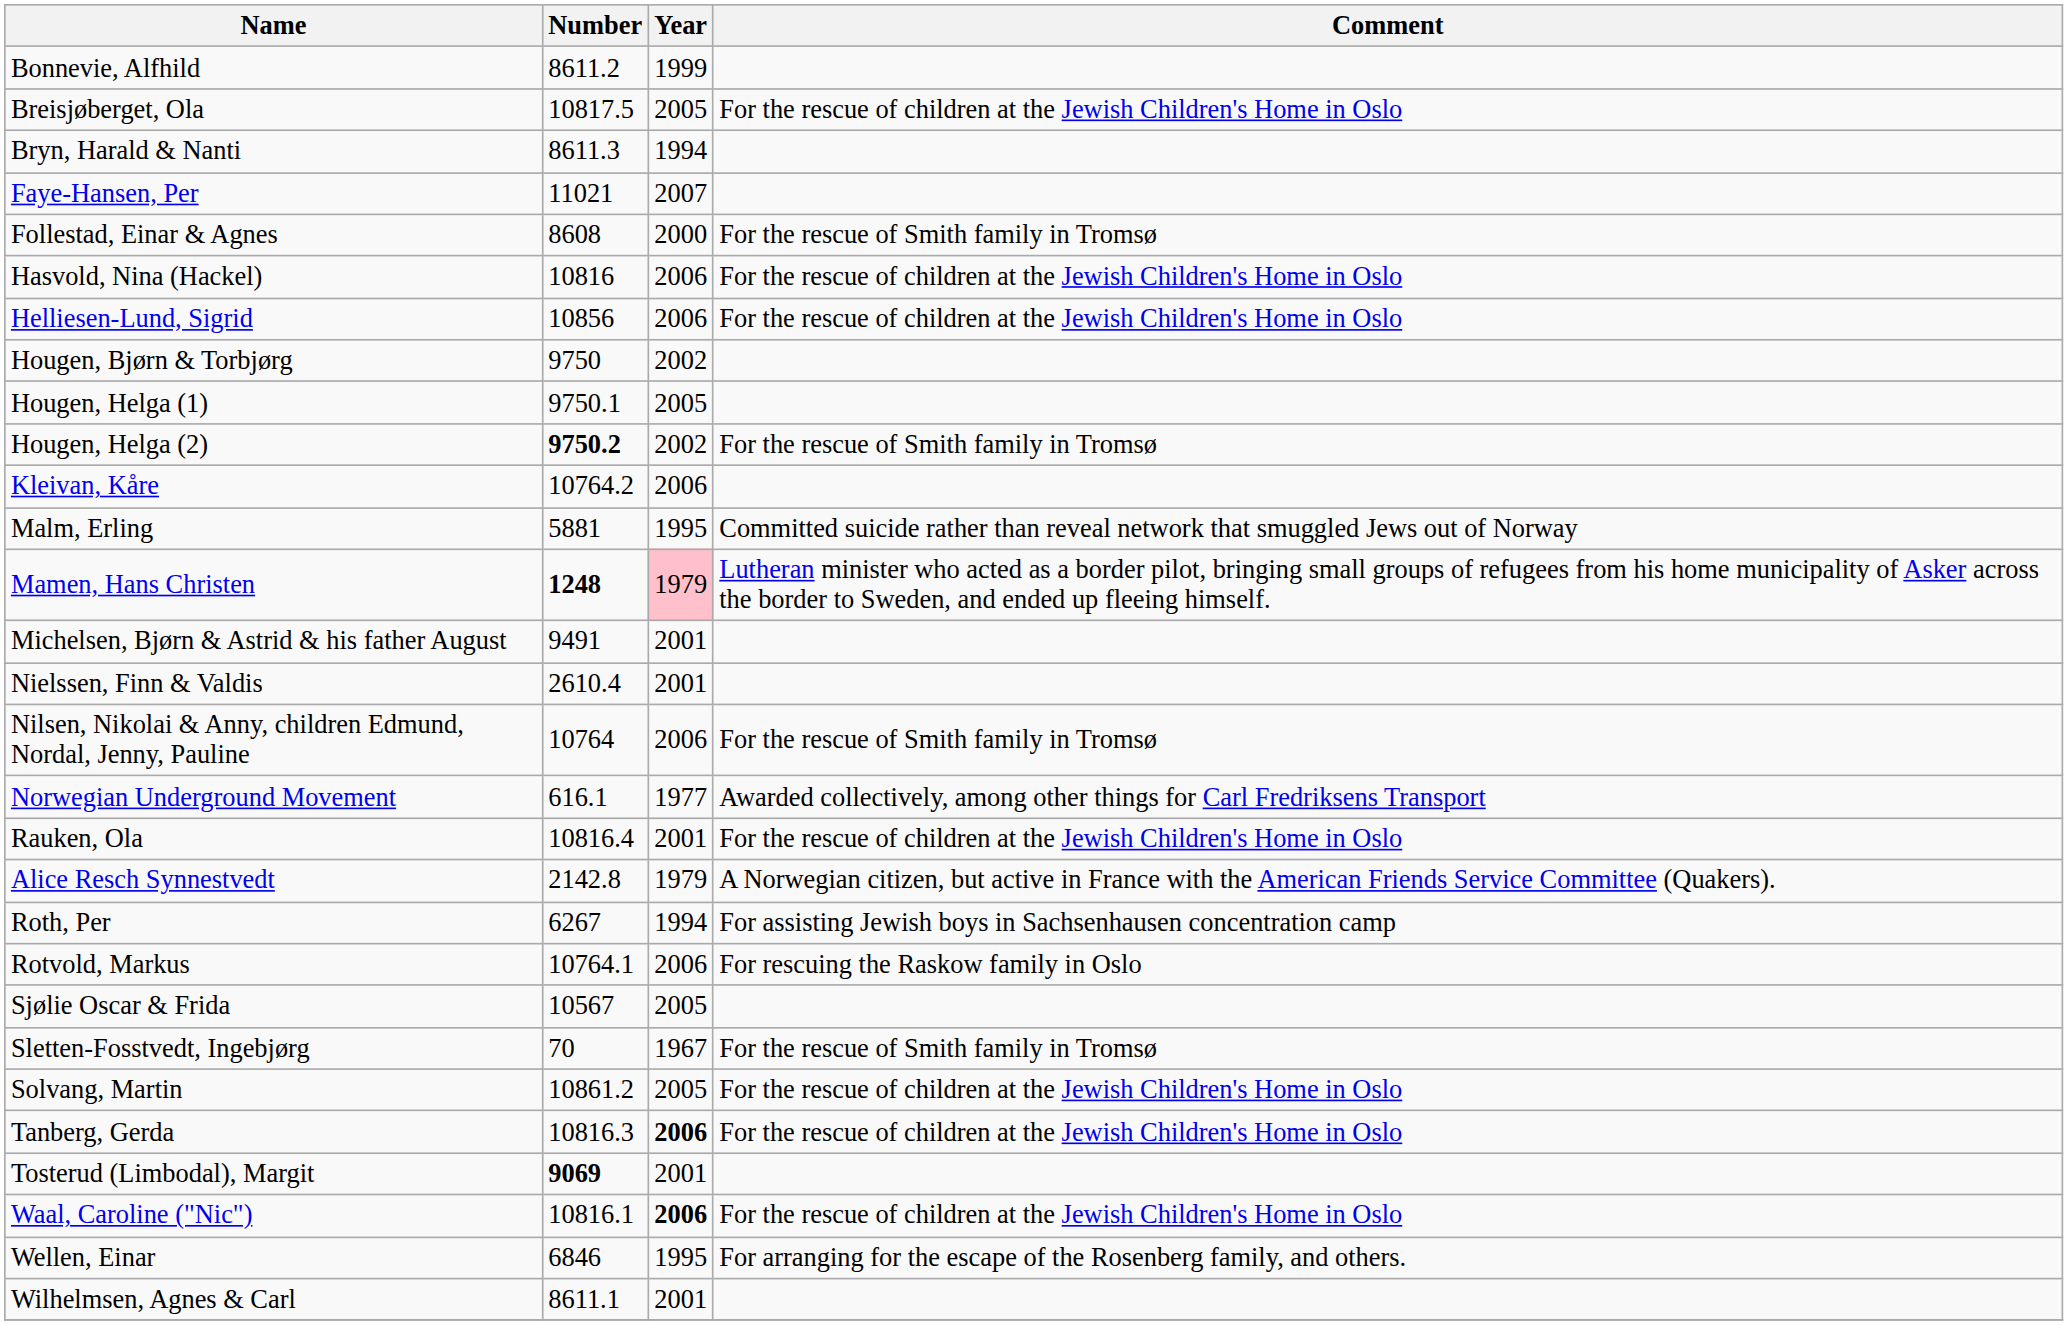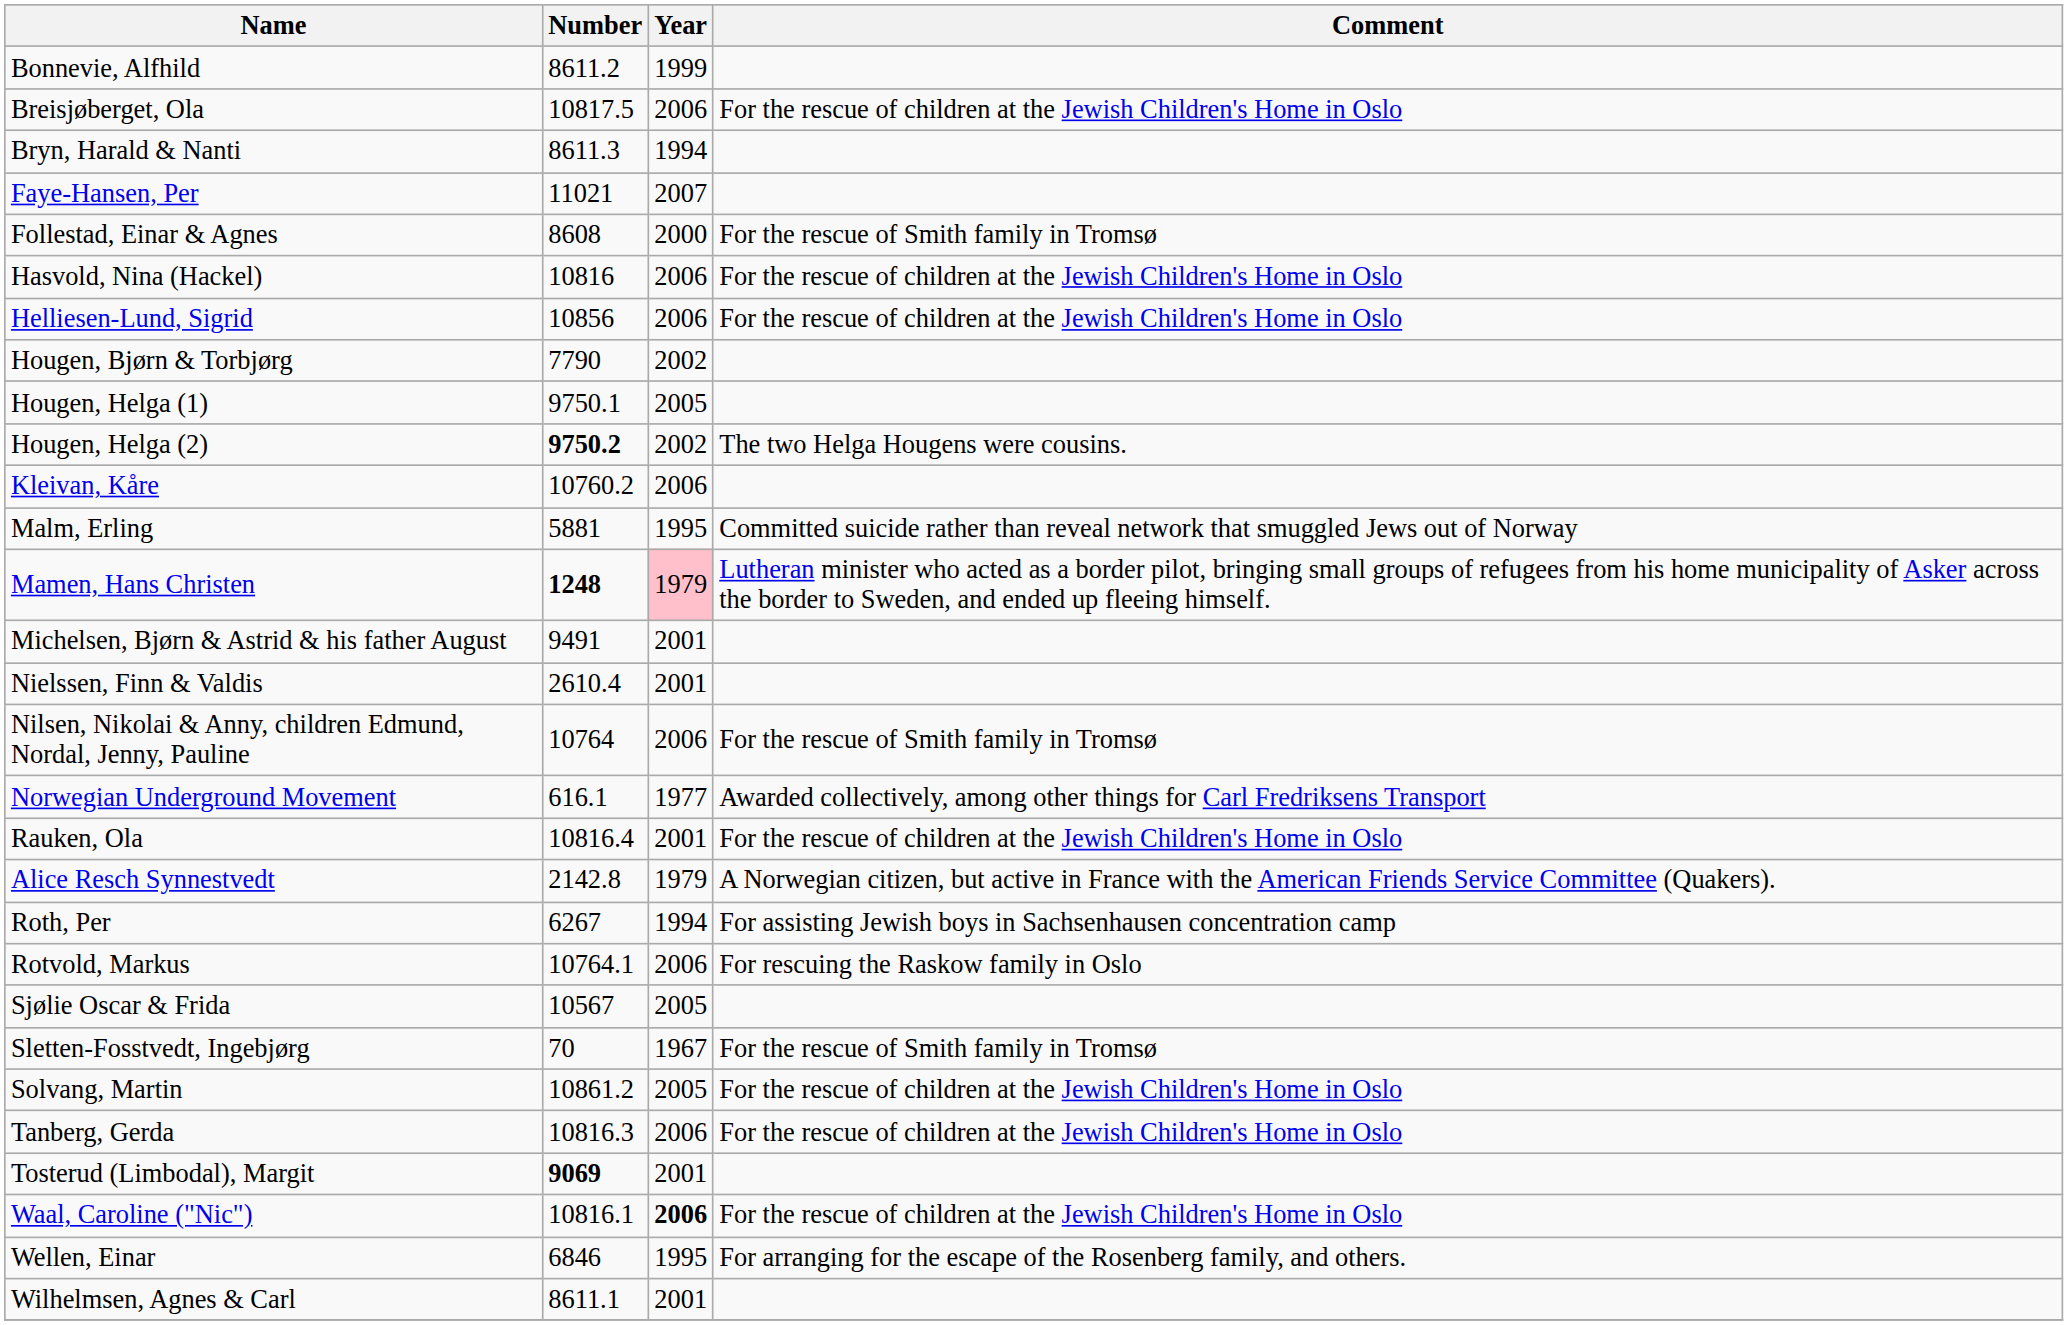(681, 109) 2005 -> (681, 109) 2006
(575, 360) 9750 -> (575, 360) 7790
(938, 444) For the rescue of Smith family in Tromsø -> (923, 444) The two Helga Hougens were cousins.
(591, 485) 10764.2 -> (591, 485) 10760.2
(681, 1131) bold -> (681, 1131) normal
